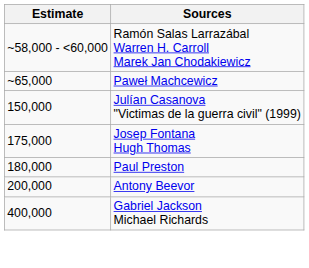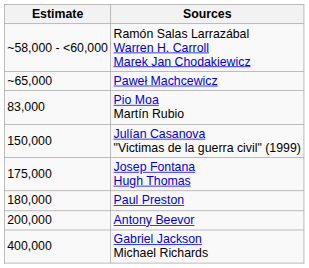+ row: (149, 107)
